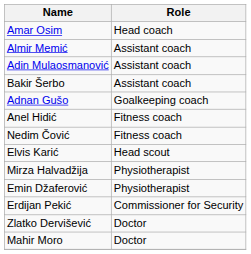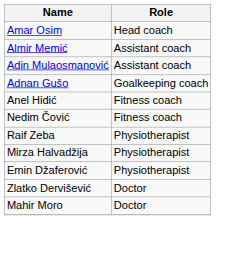- row: (36, 83)
- row: (33, 153)
+ row: (31, 135)
- row: (39, 205)
